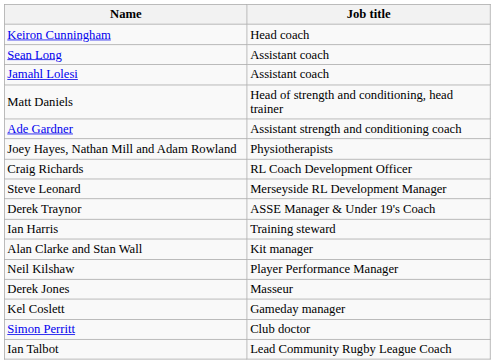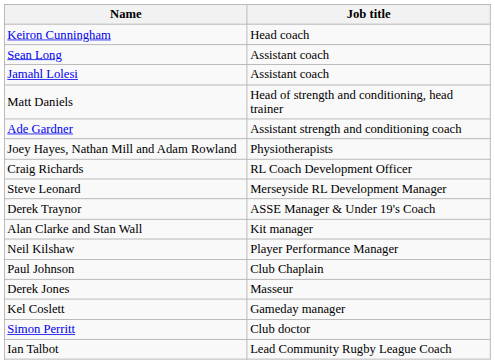- row: (33, 229)
+ row: (41, 269)
